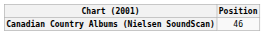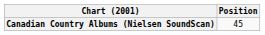(238, 24) 46 -> (238, 24) 45
